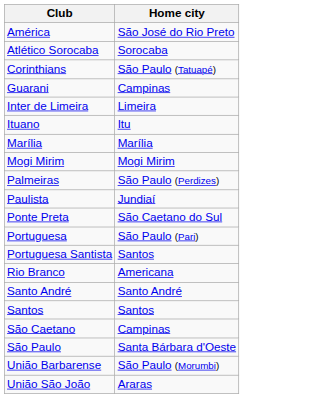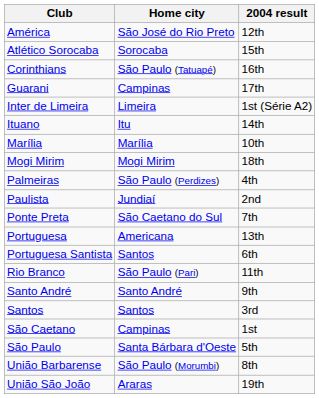+ column: (277, 13)
(158, 236) São Paulo (Pari) -> (146, 236) Americana
(146, 273) Americana -> (158, 273) São Paulo (Pari)
